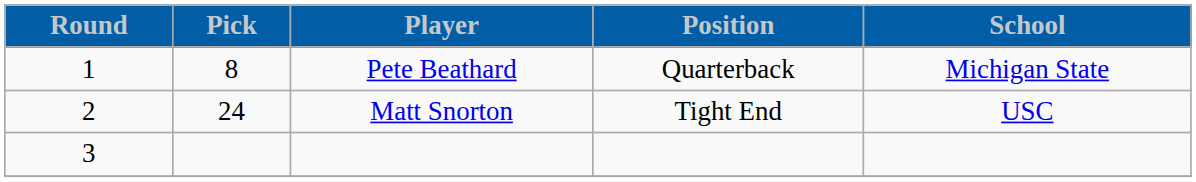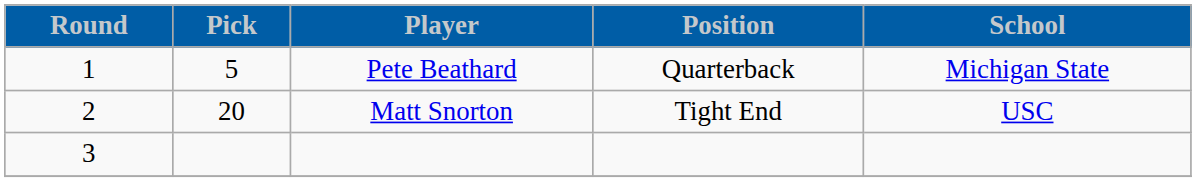(232, 68) 8 -> (232, 68) 5
(232, 111) 24 -> (232, 111) 20
